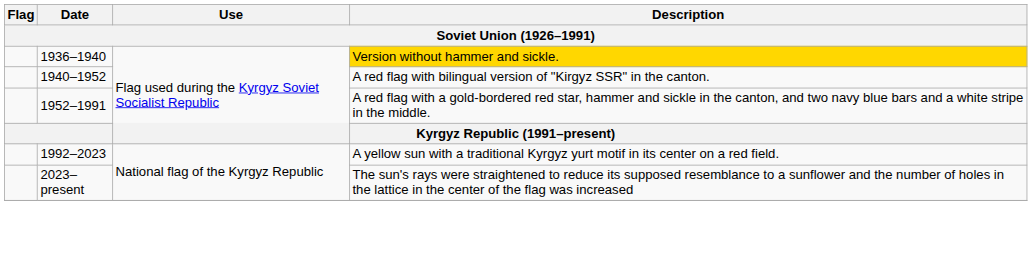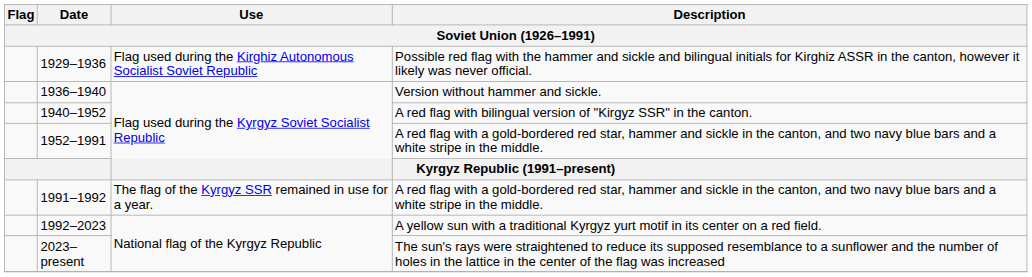+ row: (73, 63)
(456, 56) gold background -> (498, 92) no background
+ row: (73, 197)
